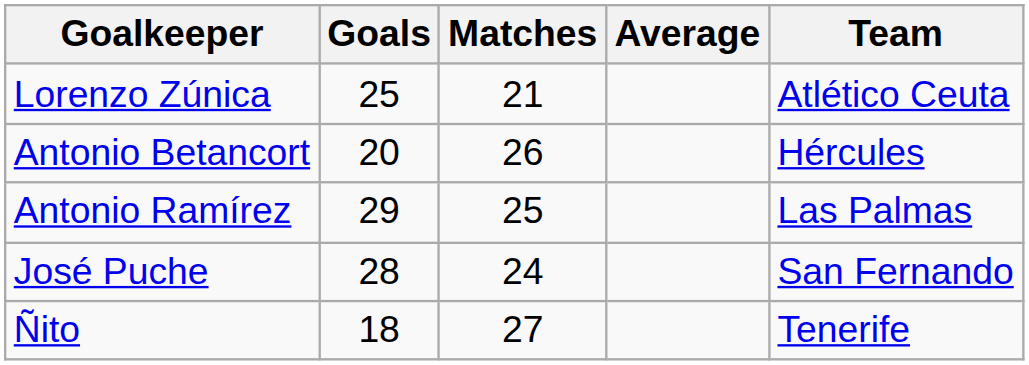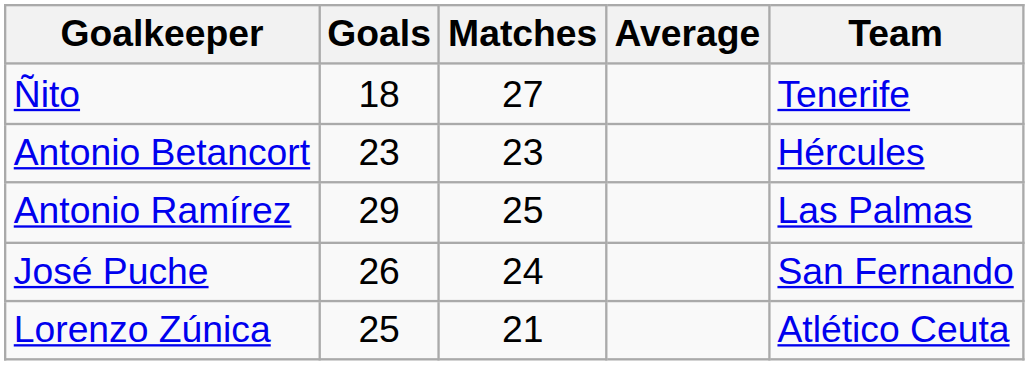rows swapped: (47, 329) <-> (142, 93)
(379, 152) 20 -> (379, 152) 23
(523, 152) 26 -> (523, 152) 23
(379, 270) 28 -> (379, 270) 26
